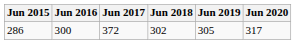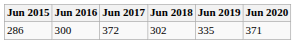(206, 30) 305 -> (206, 30) 335
(254, 30) 317 -> (254, 30) 371
